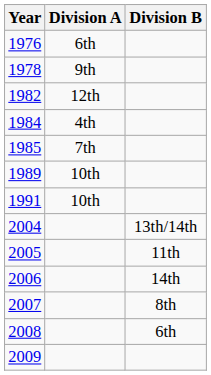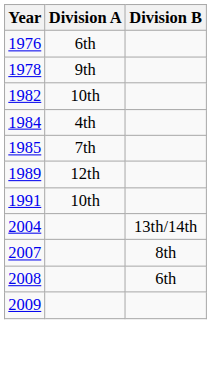(85, 95) 12th -> (85, 95) 10th
(85, 174) 10th -> (85, 174) 12th
- row: (25, 252)
- row: (25, 278)
